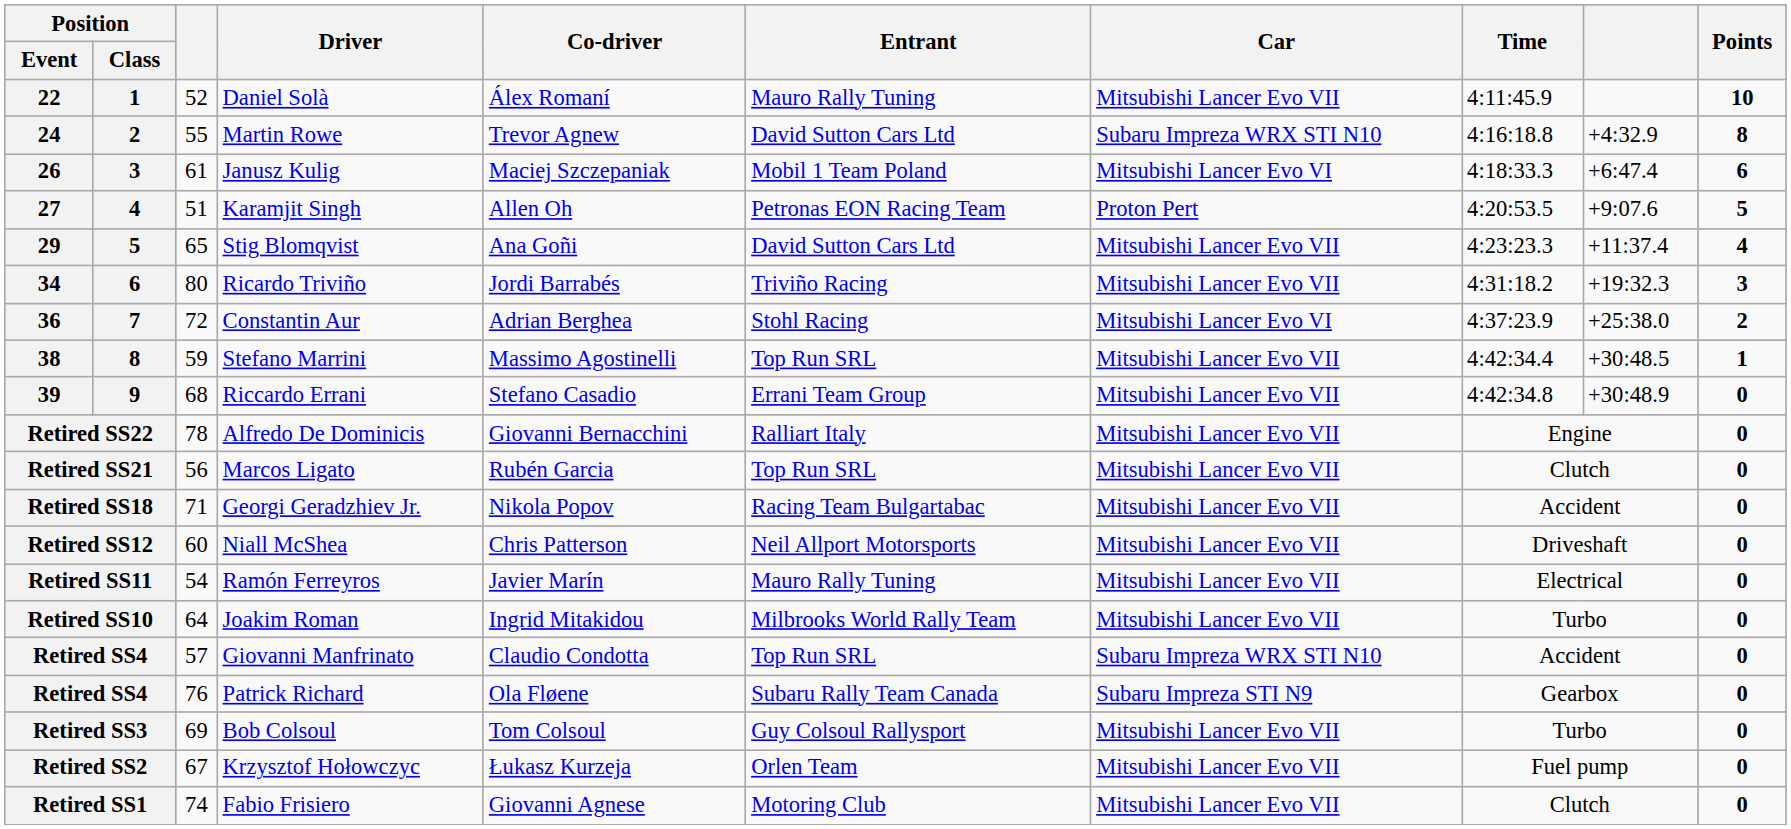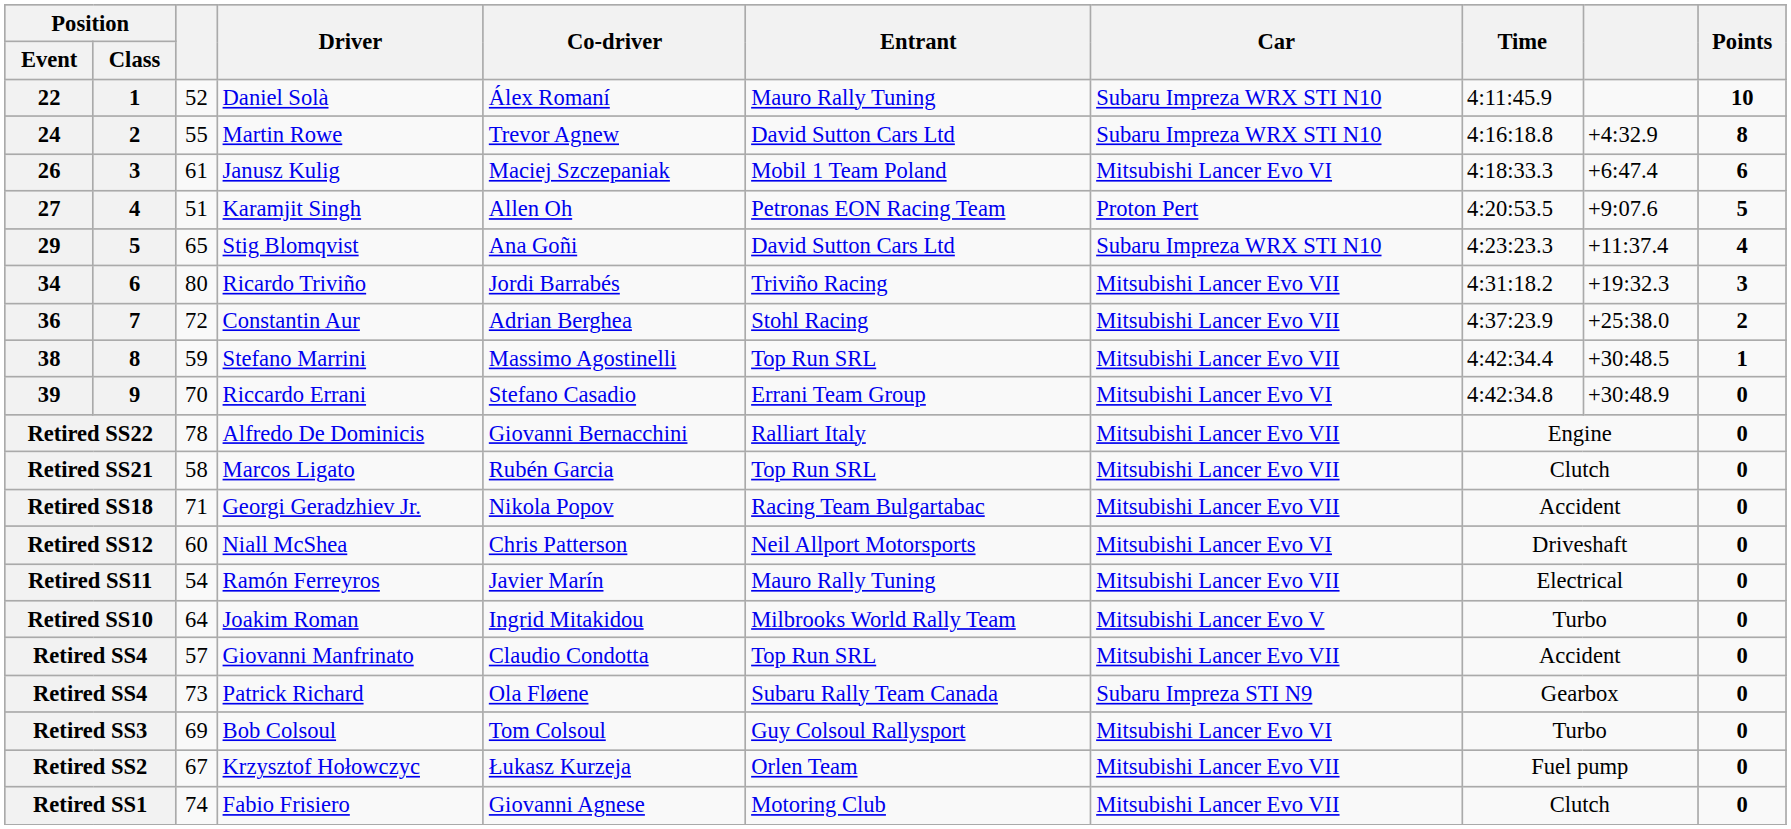(1218, 97) Mitsubishi Lancer Evo VII -> (1239, 97) Subaru Impreza WRX STI N10
(1218, 246) Mitsubishi Lancer Evo VII -> (1239, 246) Subaru Impreza WRX STI N10
(1214, 320) Mitsubishi Lancer Evo VI -> (1218, 320) Mitsubishi Lancer Evo VII
(196, 395) 68 -> (196, 395) 70
(1218, 395) Mitsubishi Lancer Evo VII -> (1214, 395) Mitsubishi Lancer Evo VI
(196, 469) 56 -> (196, 469) 58
(1218, 544) Mitsubishi Lancer Evo VII -> (1214, 544) Mitsubishi Lancer Evo VI
(1218, 618) Mitsubishi Lancer Evo VII -> (1210, 618) Mitsubishi Lancer Evo V
(1239, 655) Subaru Impreza WRX STI N10 -> (1218, 655) Mitsubishi Lancer Evo VII
(196, 693) 76 -> (196, 693) 73
(1218, 730) Mitsubishi Lancer Evo VII -> (1214, 730) Mitsubishi Lancer Evo VI
